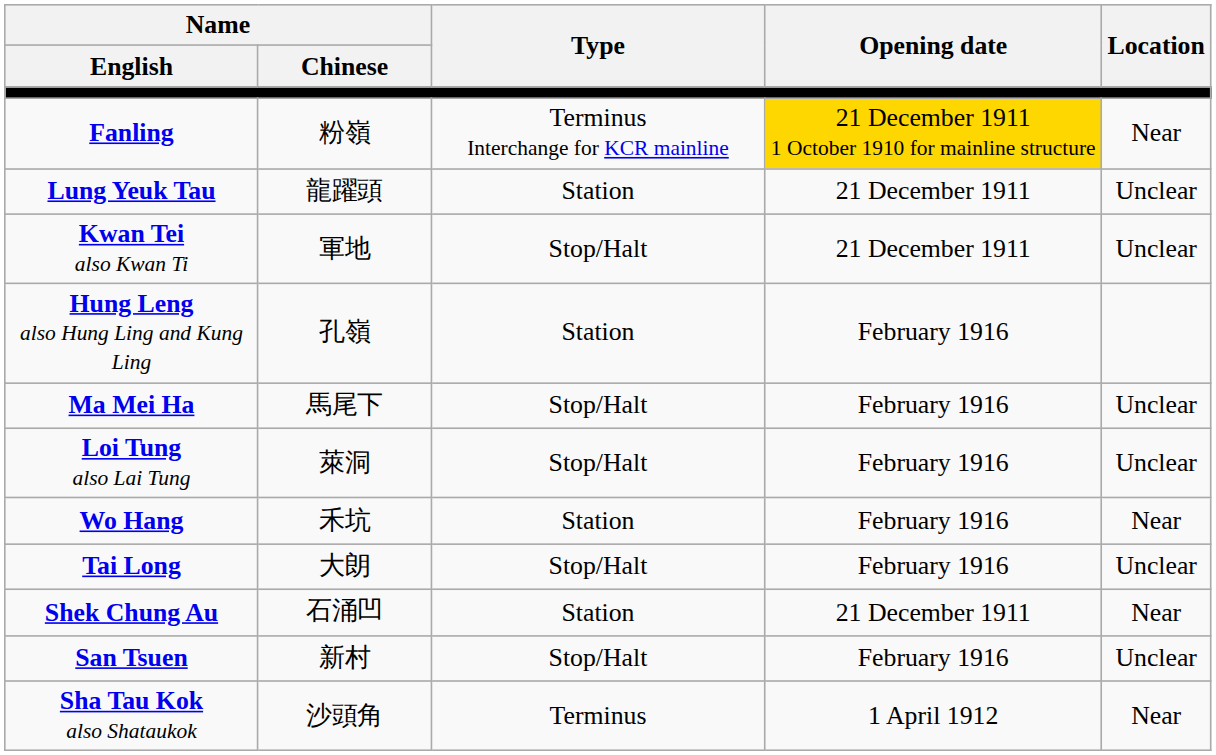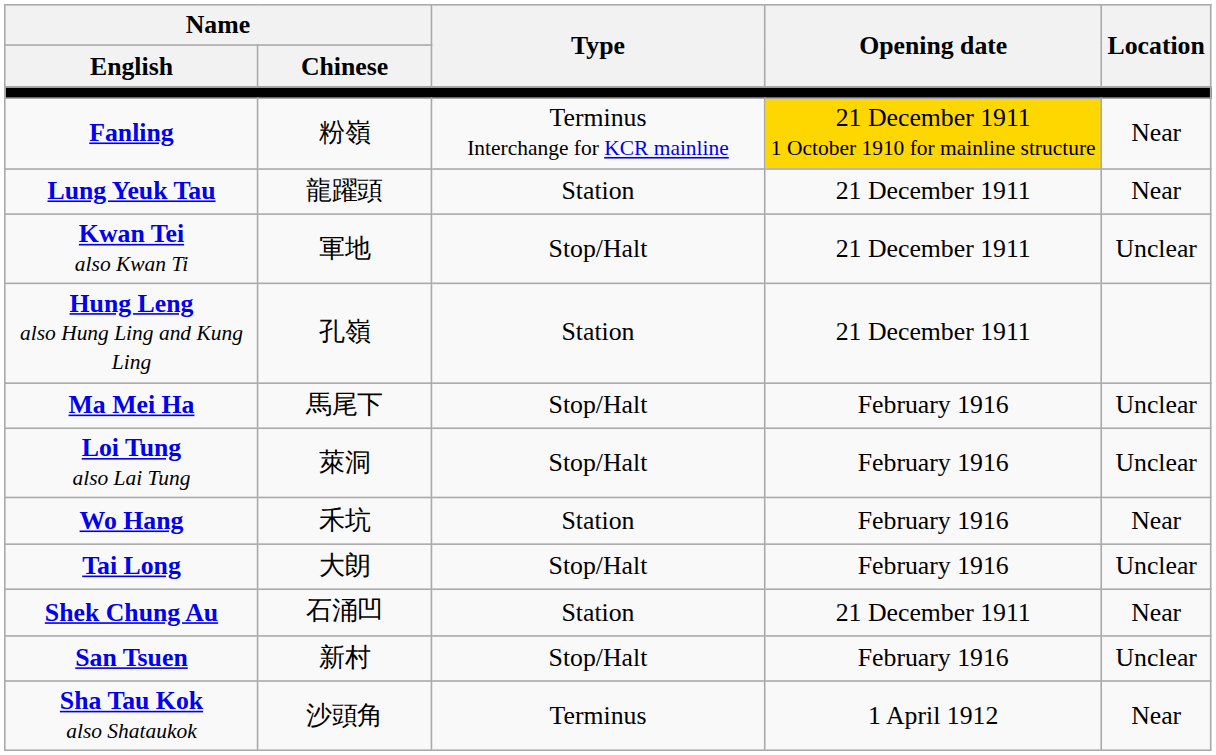(1156, 190) Unclear -> (1156, 190) Near
(933, 332) February 1916 -> (933, 332) 21 December 1911
